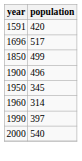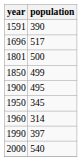(37, 27) 420 -> (37, 27) 390
+ row: (16, 57)
(37, 73) 496 -> (37, 88) 495
